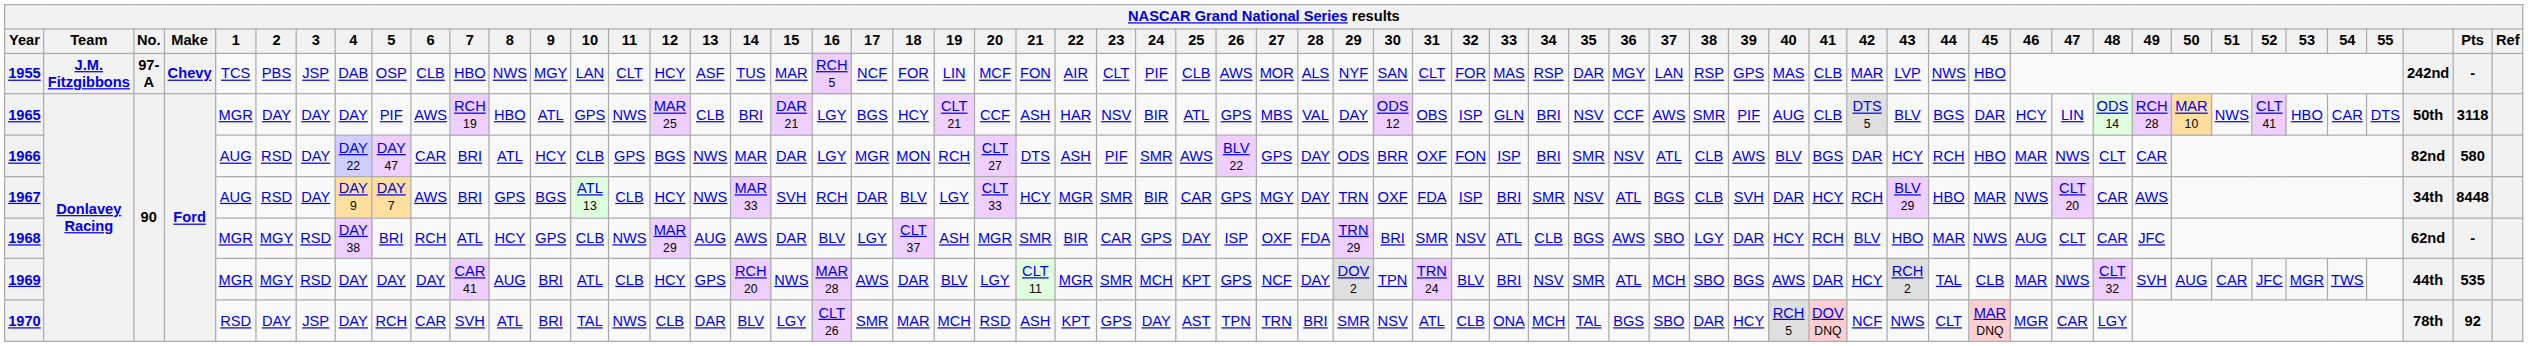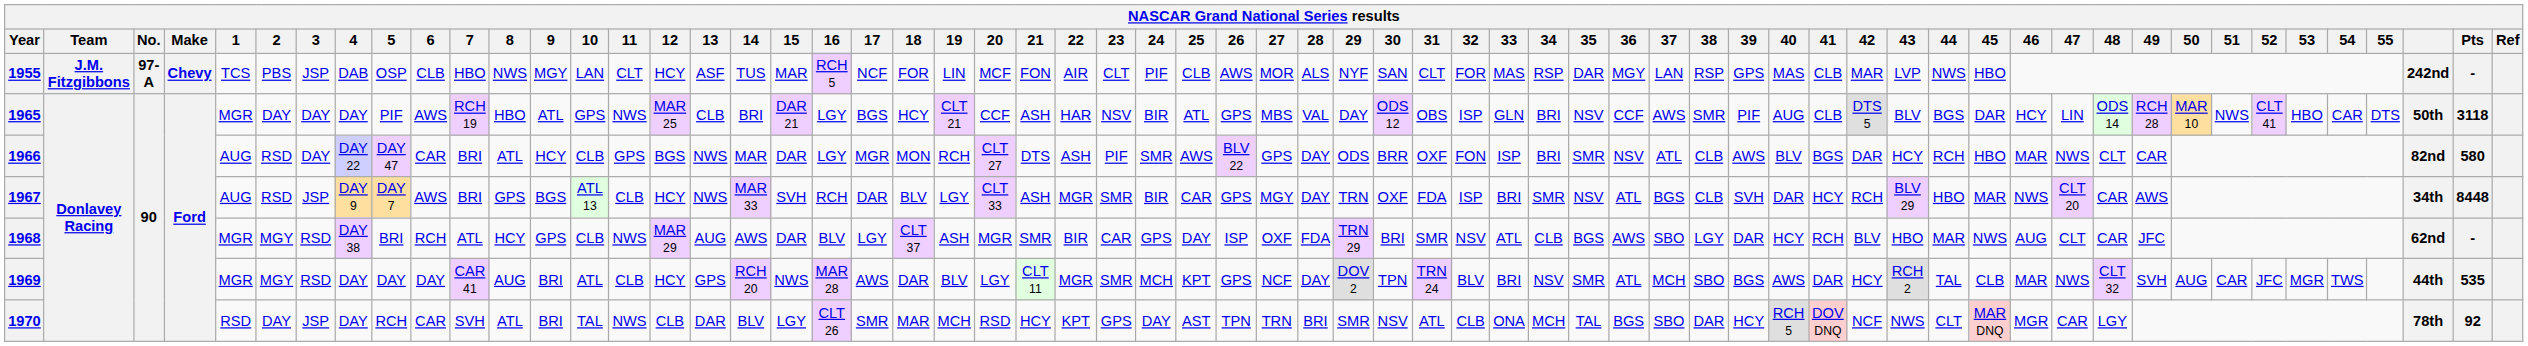(316, 197) DAY -> (316, 197) JSP
(1035, 197) HCY -> (1035, 197) ASH
(1035, 321) ASH -> (1035, 321) HCY
